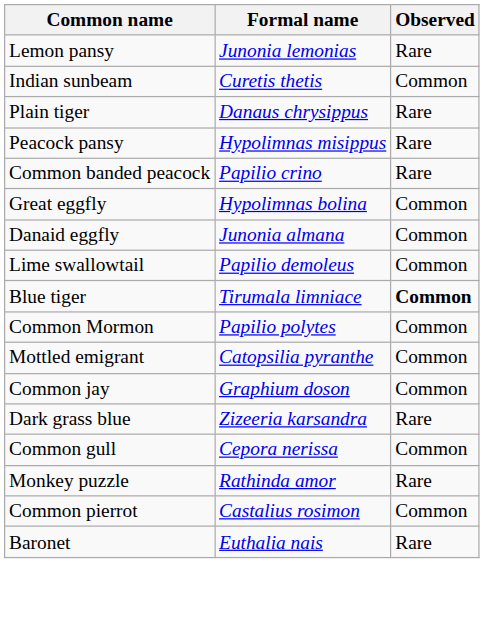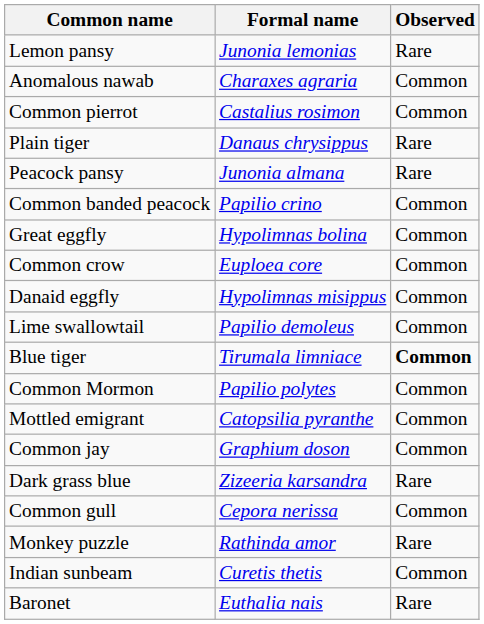+ row: (81, 81)
rows swapped: (71, 81) <-> (73, 511)
(303, 142) Hypolimnas misippus -> (282, 173) Junonia almana
(414, 173) Rare -> (431, 204) Common
+ row: (67, 265)
(282, 234) Junonia almana -> (303, 296) Hypolimnas misippus
